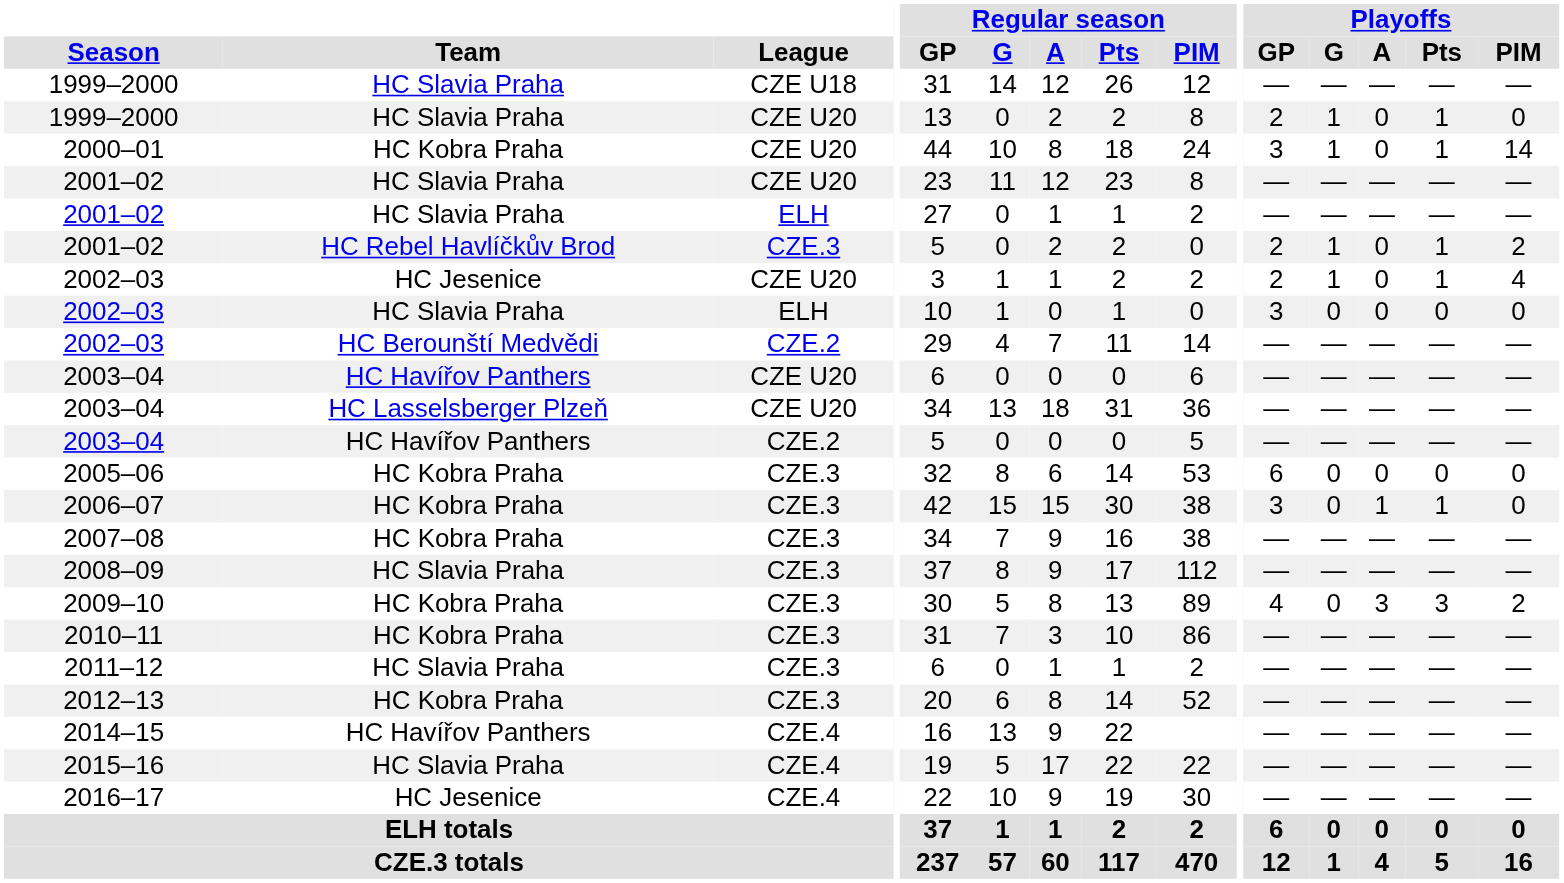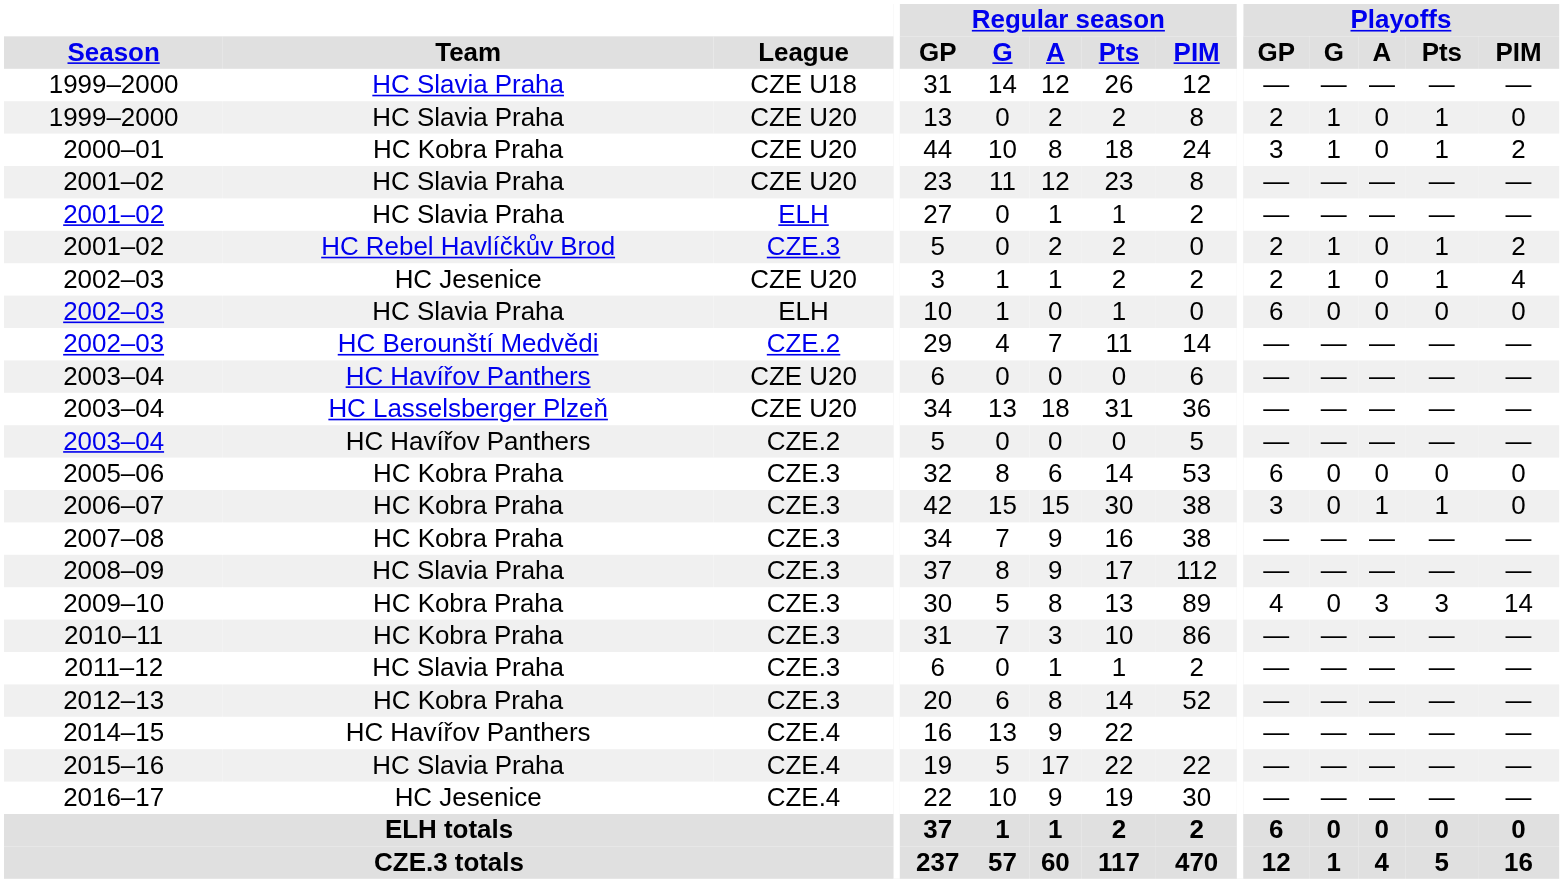(1518, 149) 14 -> (1518, 149) 2
(1276, 311) 3 -> (1276, 311) 6
(1518, 603) 2 -> (1518, 603) 14
